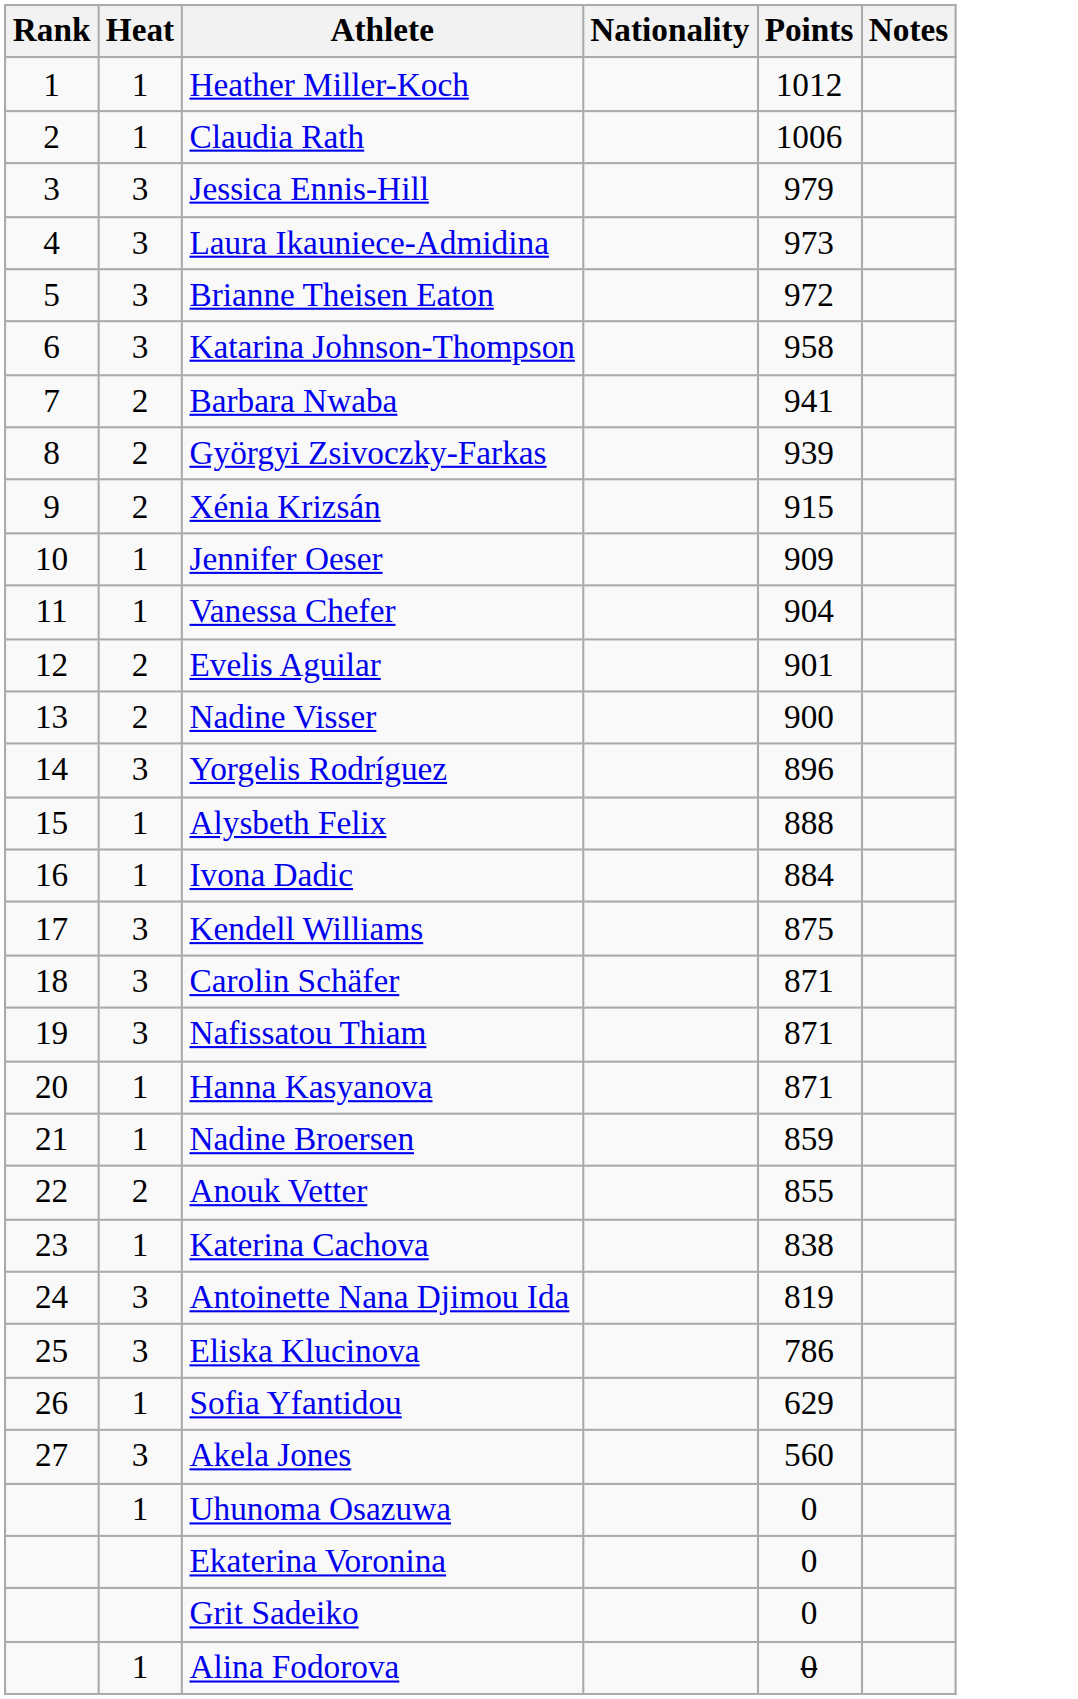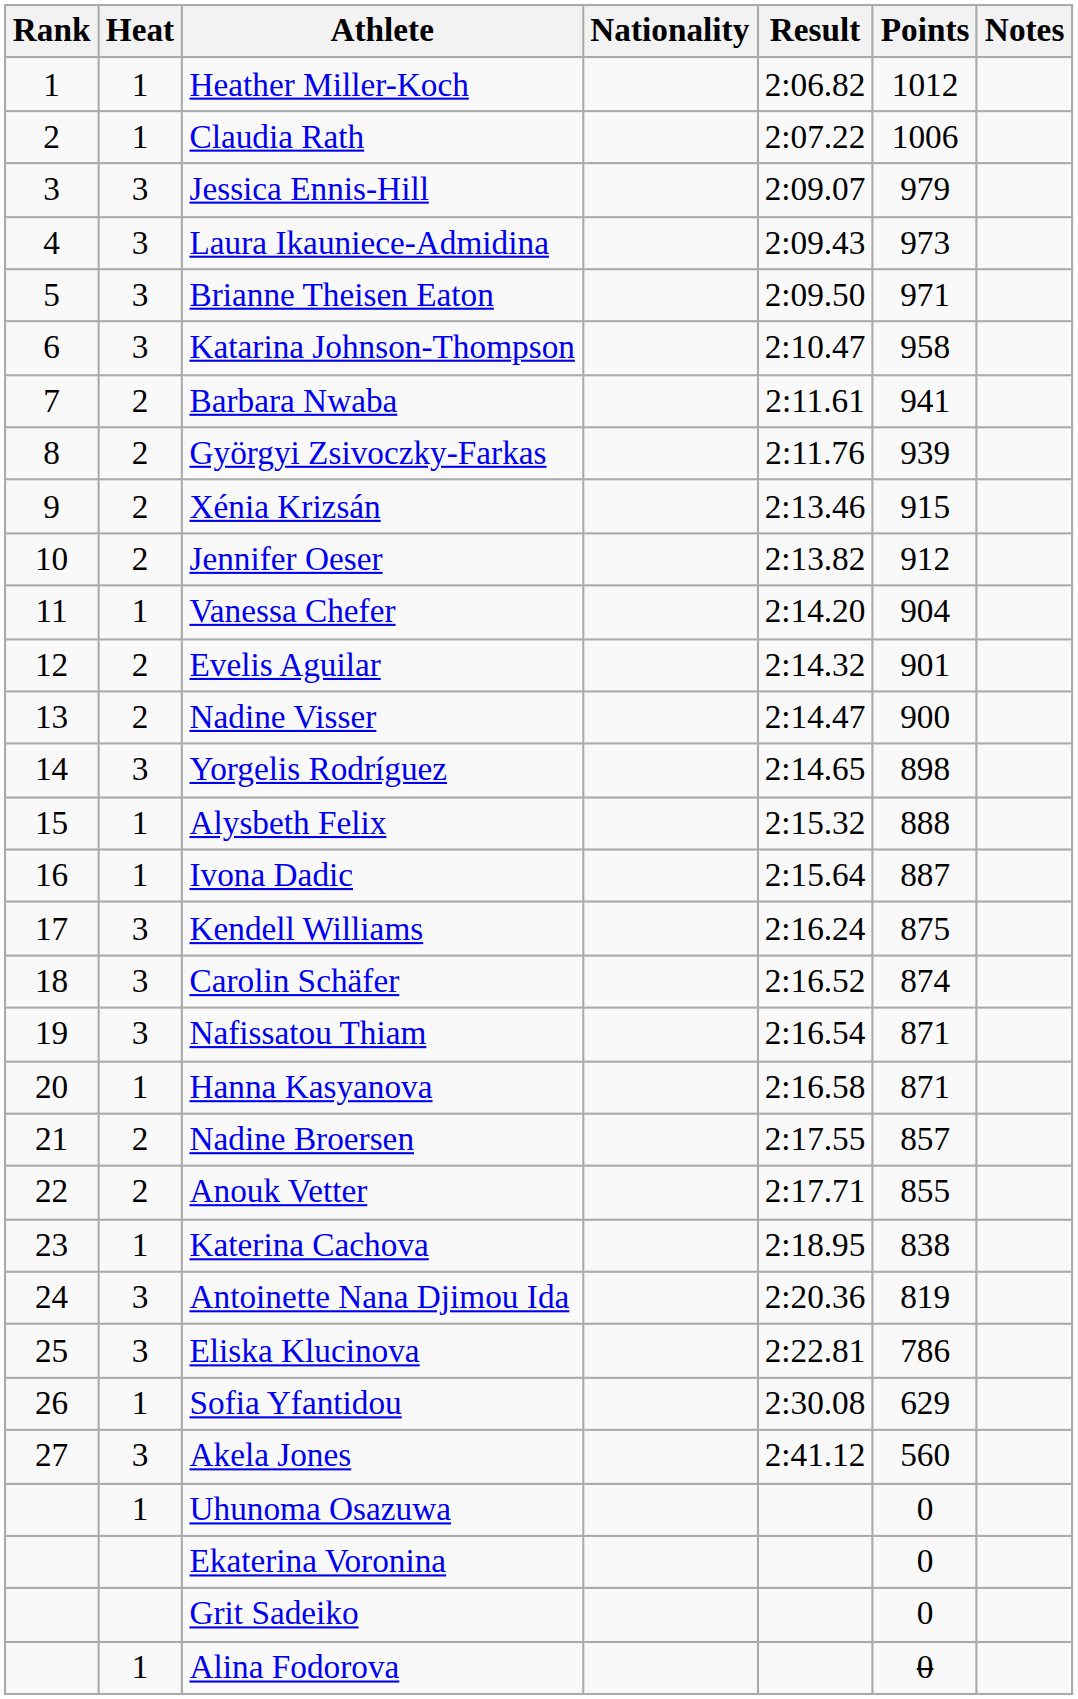+ column: (815, 30)
(809, 294) 972 -> (925, 294) 971
(140, 558) 1 -> (140, 558) 2
(809, 558) 909 -> (925, 558) 912
(809, 769) 896 -> (925, 769) 898
(809, 875) 884 -> (925, 875) 887
(809, 980) 871 -> (925, 980) 874
(140, 1139) 1 -> (140, 1139) 2
(809, 1139) 859 -> (925, 1139) 857
